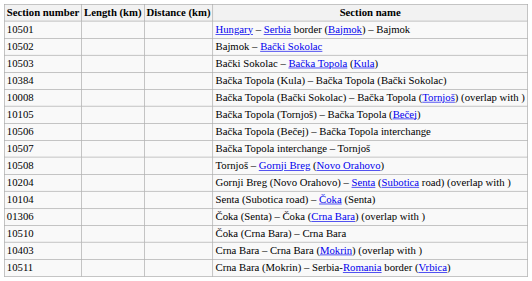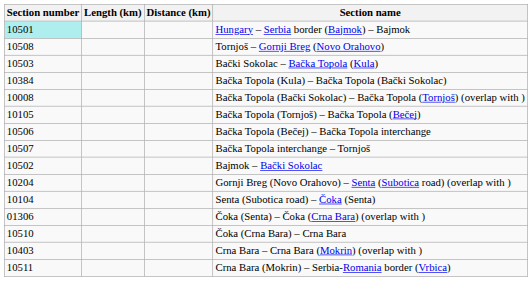(20, 30) no background -> (20, 30) paleturquoise background
rows swapped: (269, 47) <-> (300, 166)
